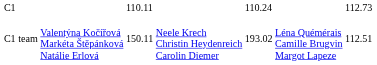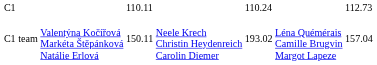(359, 38) 112.51 -> (359, 38) 157.04
